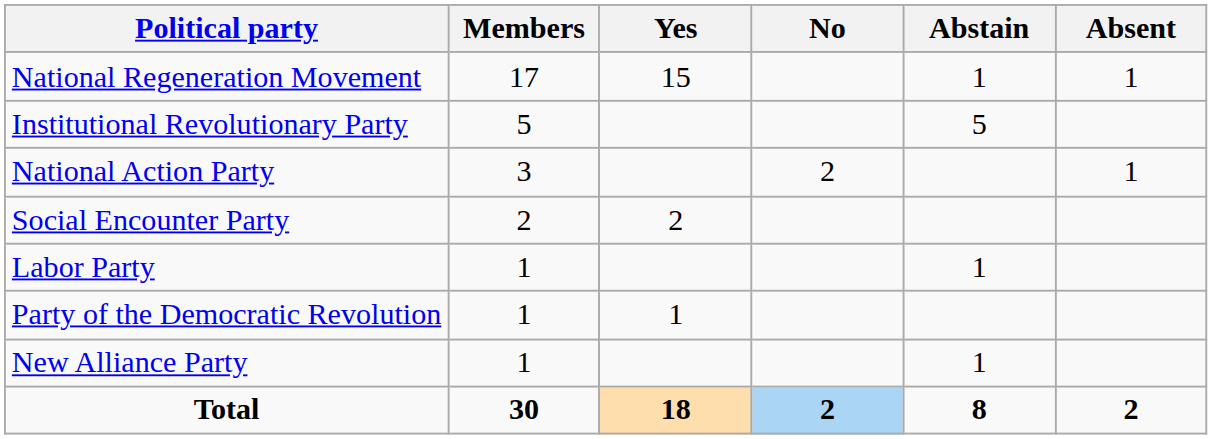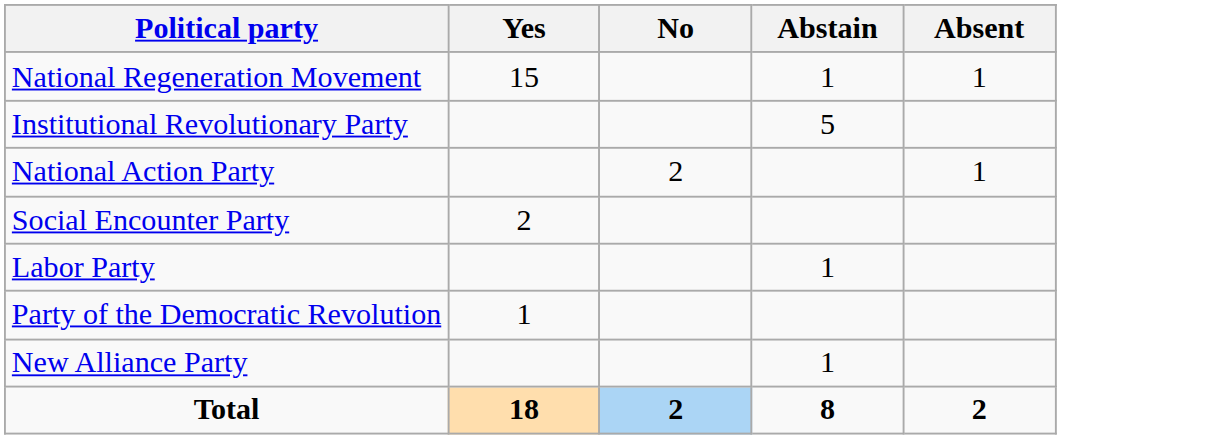- column: (524, 28)
